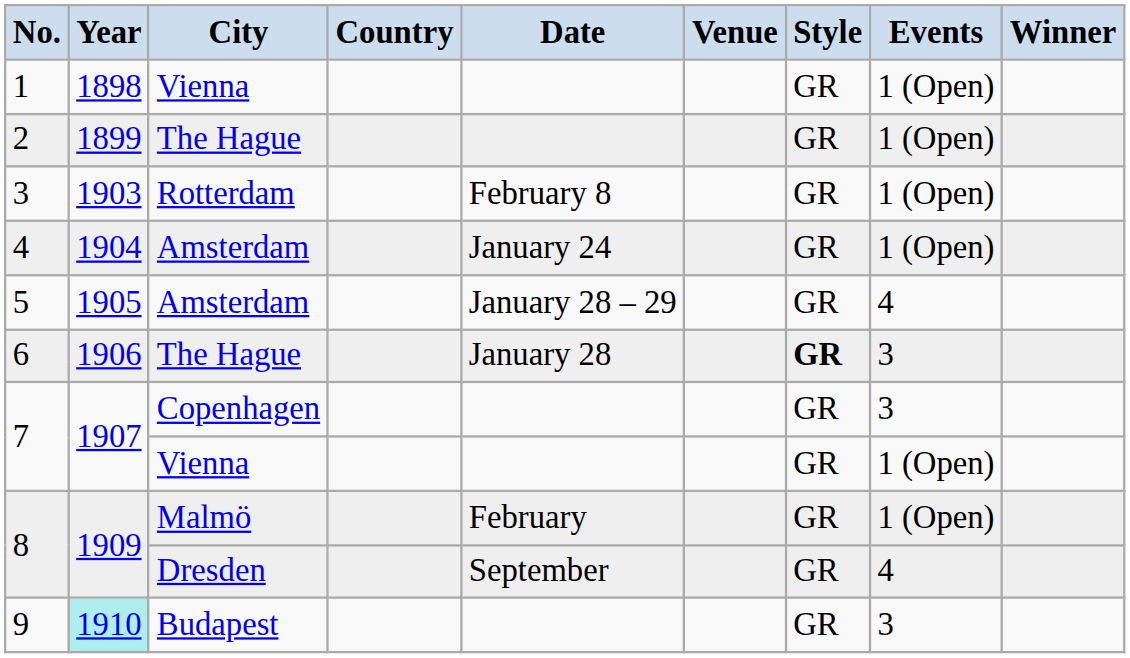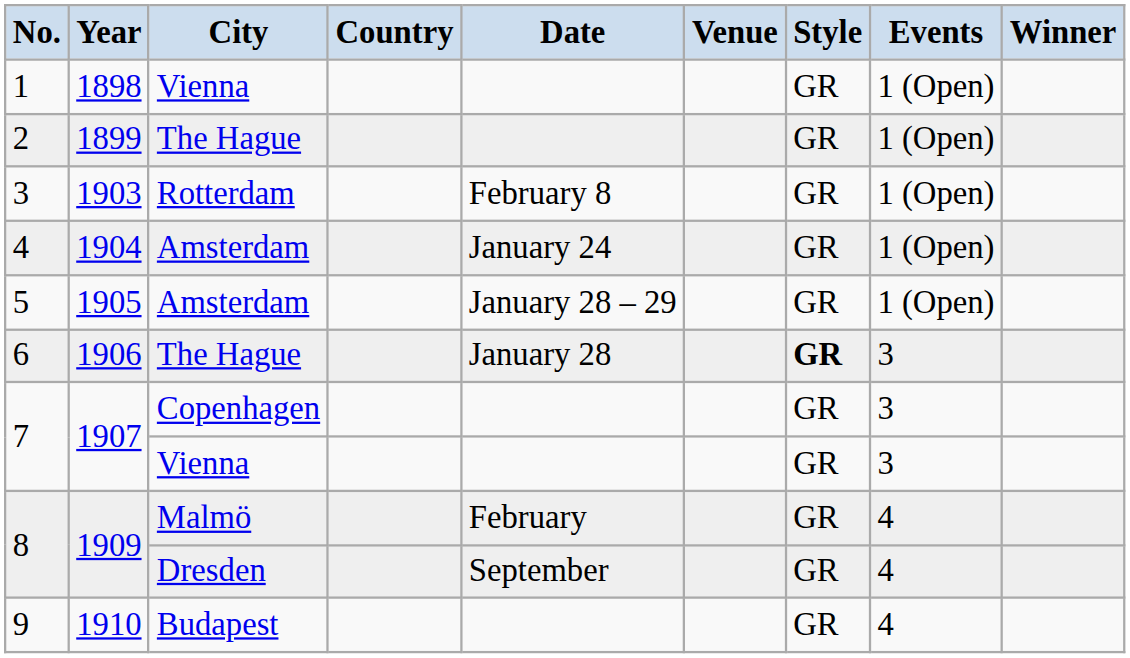(886, 301) 4 -> (936, 301) 1 (Open)
(936, 463) 1 (Open) -> (886, 463) 3
(936, 517) 1 (Open) -> (886, 517) 4
(109, 624) paleturquoise background -> (109, 624) no background
(886, 624) 3 -> (886, 624) 4
